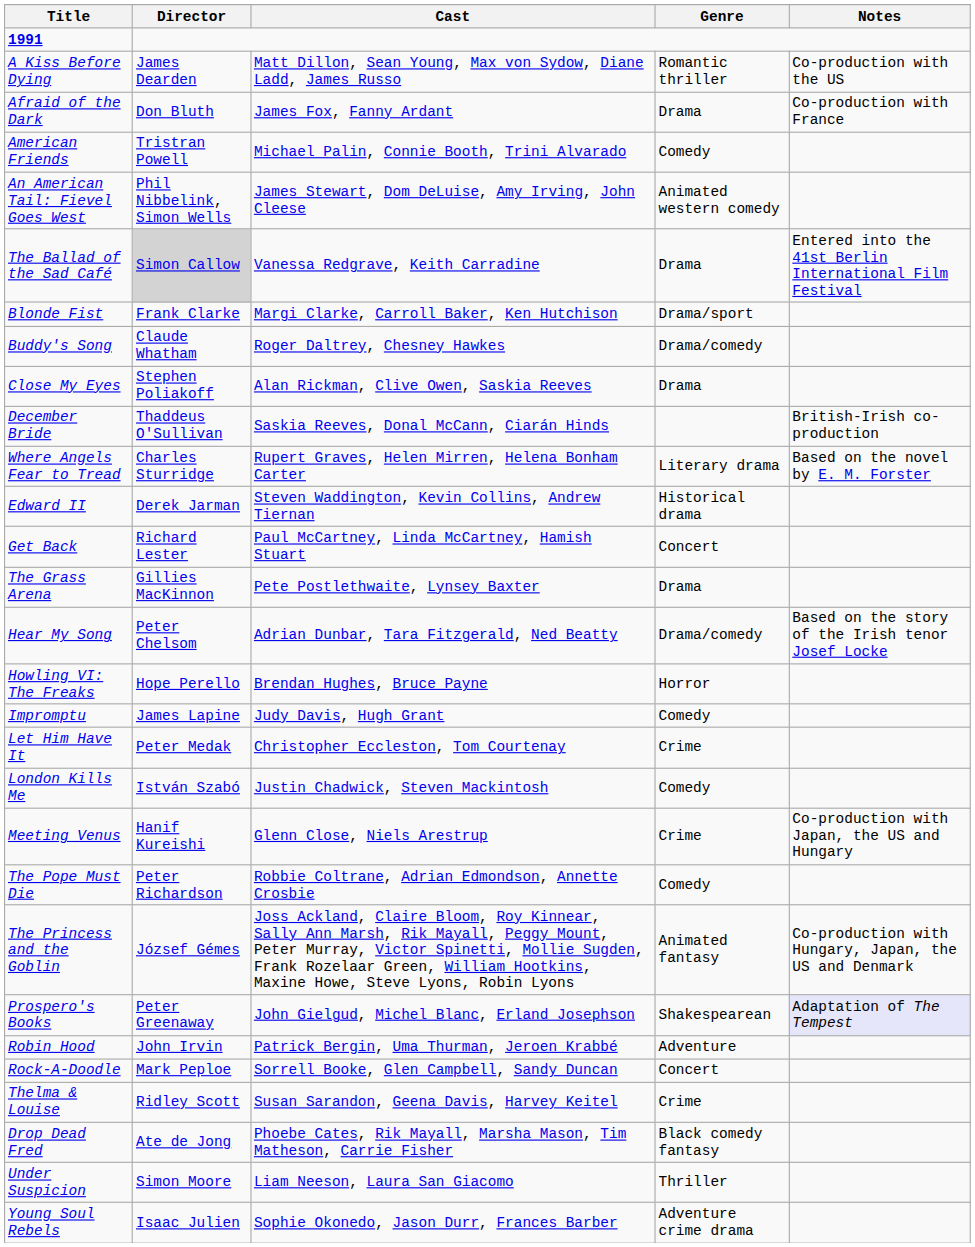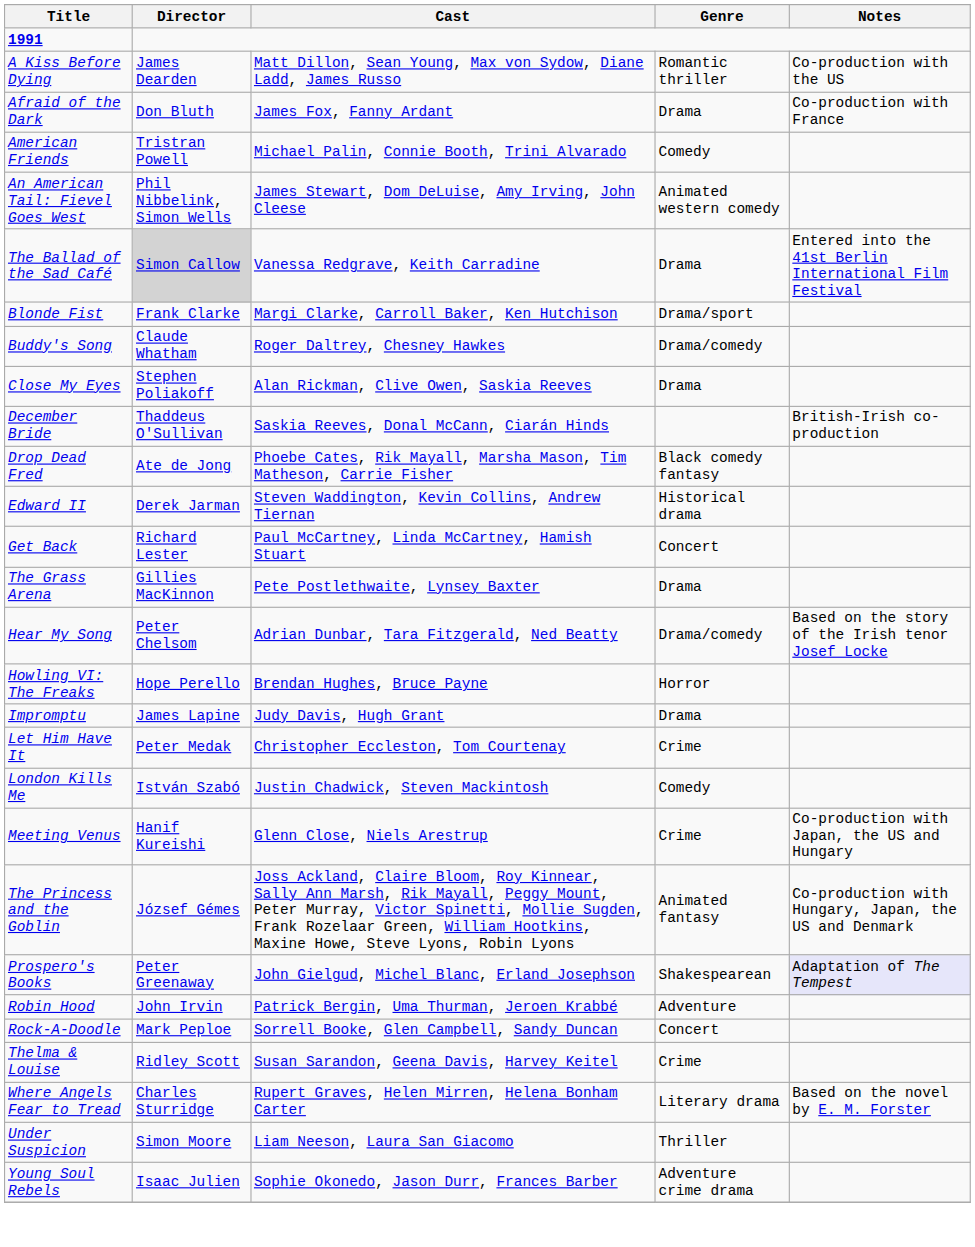rows swapped: (47, 1142) <-> (64, 466)
(684, 716) Comedy -> (680, 716) Drama
- row: (64, 885)
